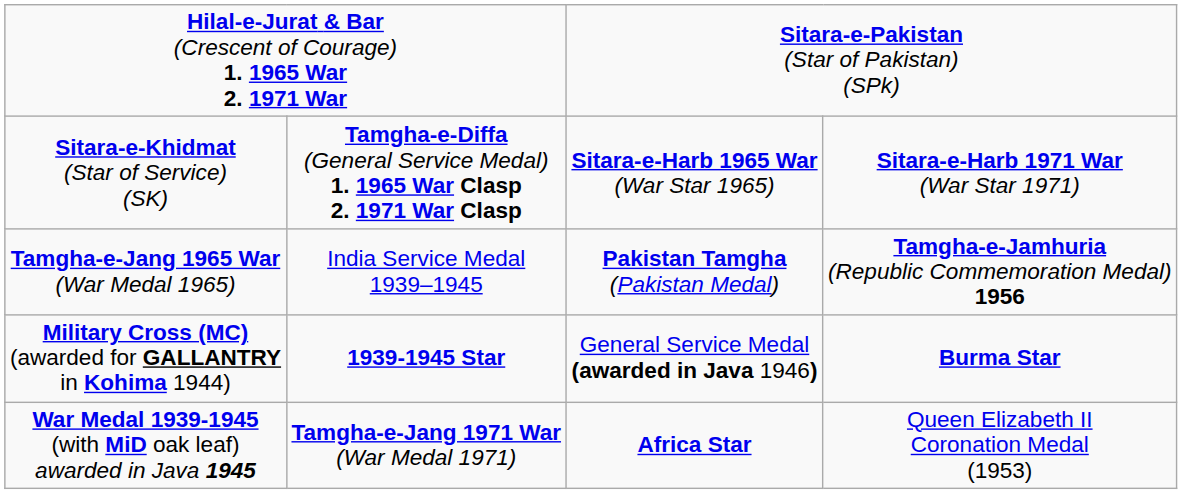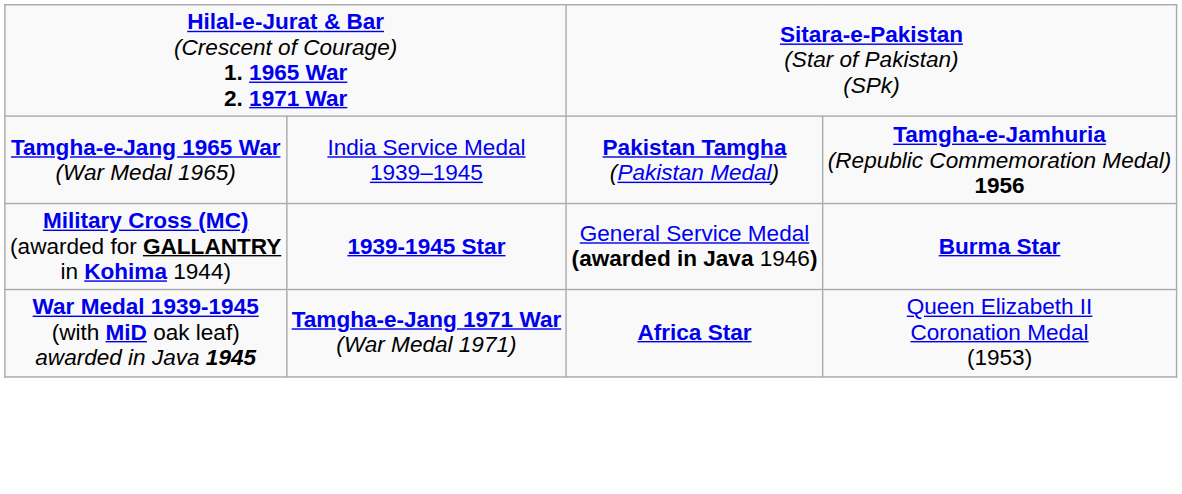- row: (145, 172)
